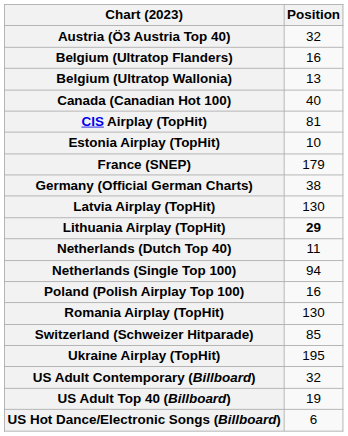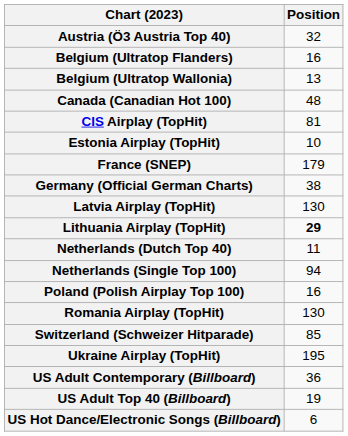(314, 100) 40 -> (314, 100) 48
(314, 377) 32 -> (314, 377) 36
